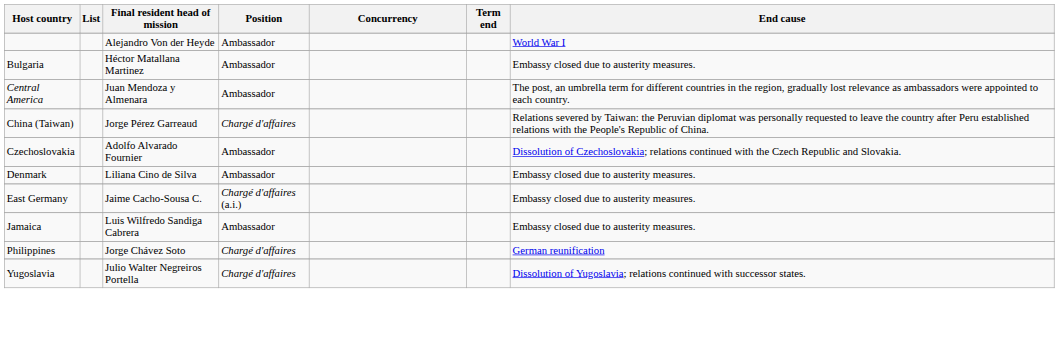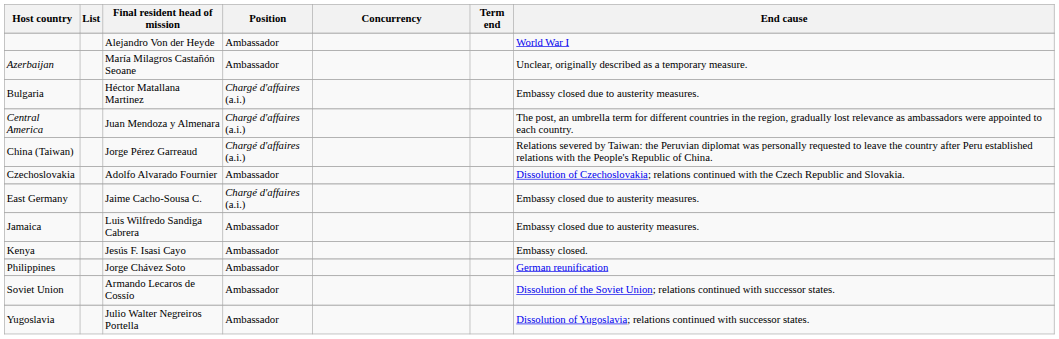+ row: (30, 65)
(248, 65) Ambassador -> (262, 94) Chargé d'affaires (a.i.)
(248, 94) Ambassador -> (262, 123) Chargé d'affaires (a.i.)
(258, 123) Chargé d'affaires -> (262, 152) Chargé d'affaires (a.i.)
- row: (27, 175)
+ row: (21, 250)
(258, 250) Chargé d'affaires -> (252, 267) Ambassador
+ row: (35, 290)
(258, 273) Chargé d'affaires -> (252, 319) Ambassador
